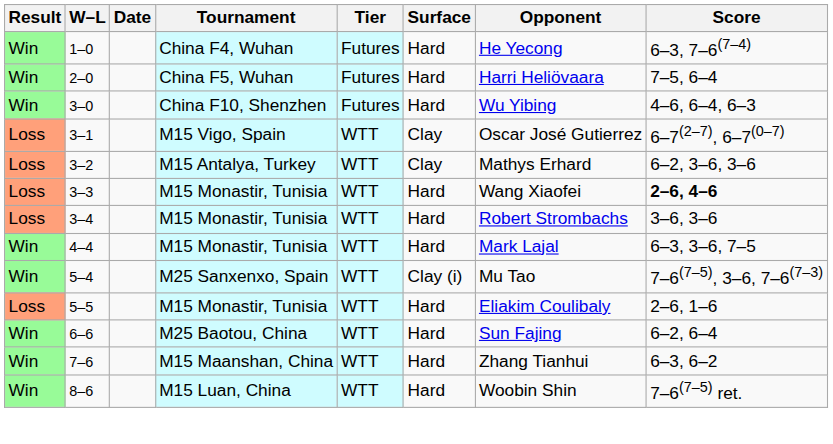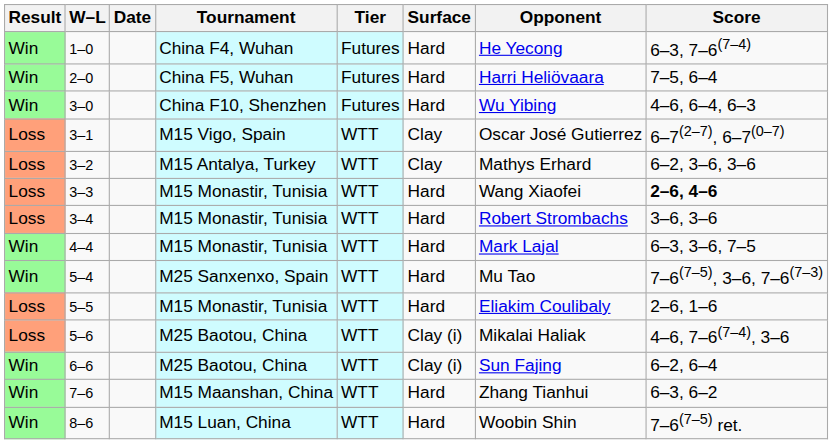(435, 276) Clay (i) -> (426, 276) Hard
+ row: (81, 337)
(426, 333) Hard -> (435, 365) Clay (i)
